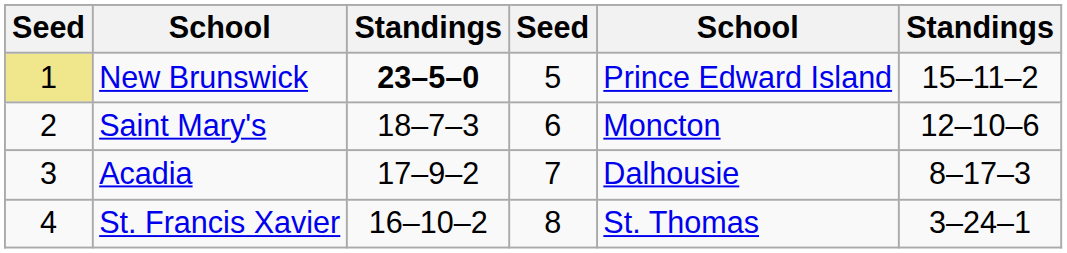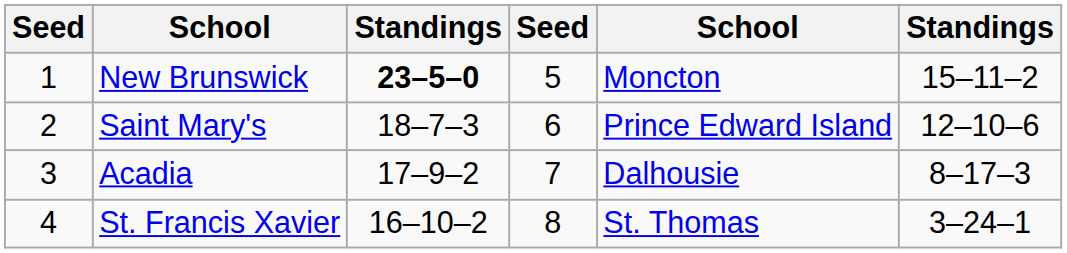(49, 77) khaki background -> (49, 77) no background
(748, 77) Prince Edward Island -> (662, 77) Moncton
(662, 125) Moncton -> (748, 125) Prince Edward Island
